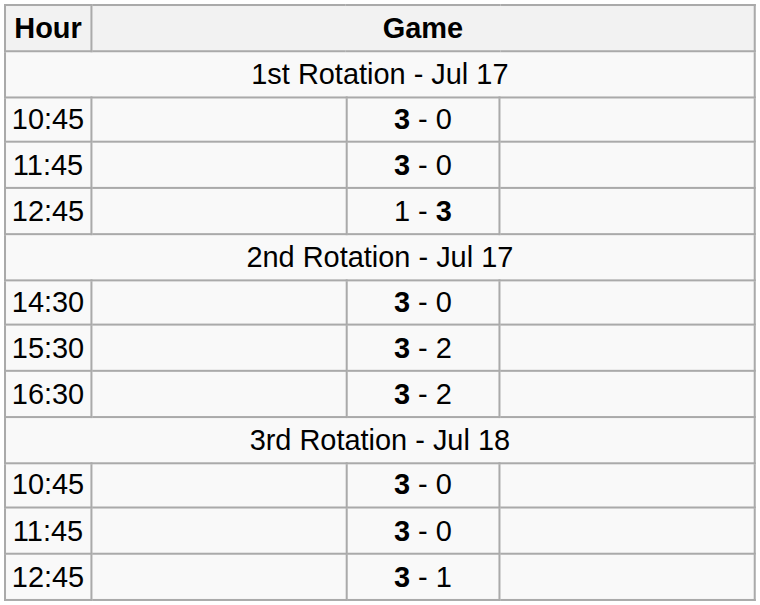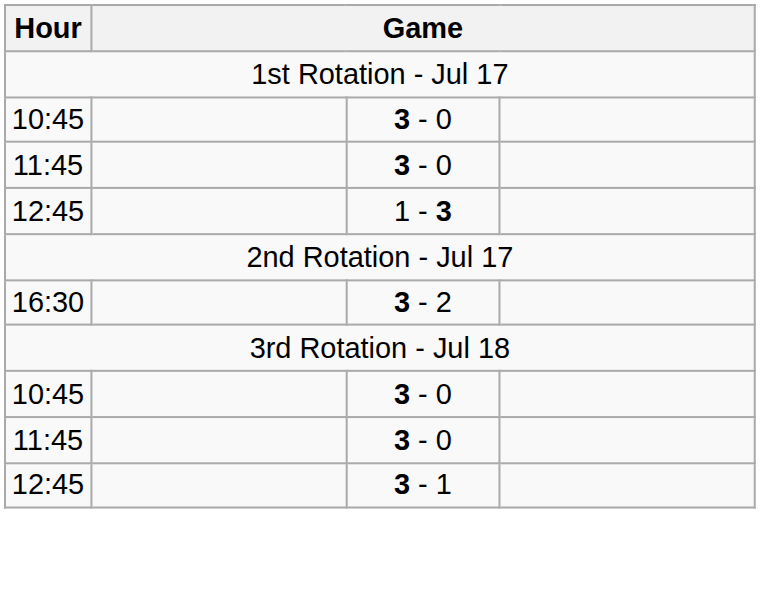- row: (48, 303)
- row: (48, 348)
